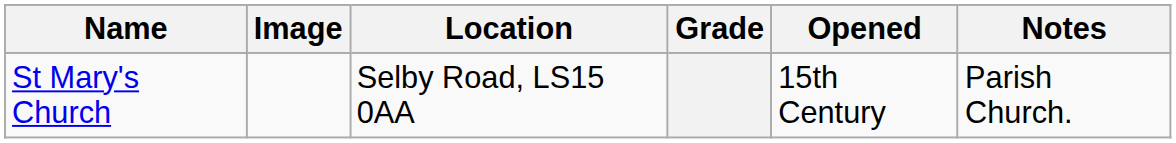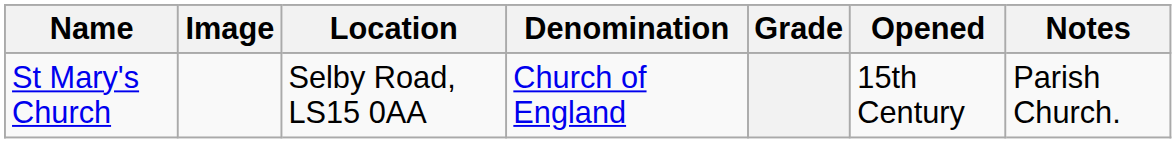+ column: (627, 28)
